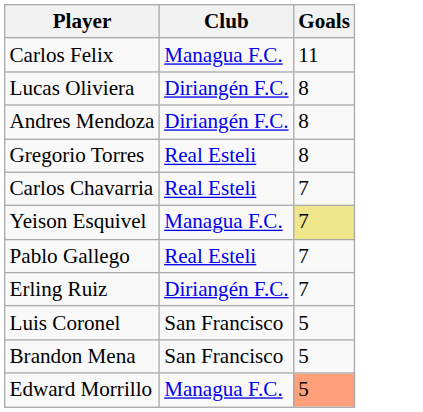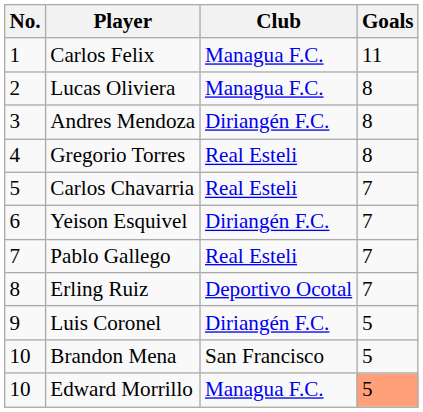+ column: (25, 21)
(226, 88) Diriangén F.C. -> (264, 88) Managua F.C.
(223, 222) Managua F.C. -> (267, 222) Diriangén F.C.
(304, 222) khaki background -> (367, 222) no background
(226, 289) Diriangén F.C. -> (279, 289) Deportivo Ocotal
(224, 322) San Francisco -> (267, 322) Diriangén F.C.
